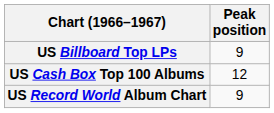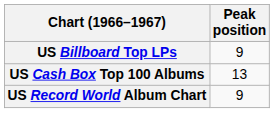(239, 74) 12 -> (239, 74) 13
